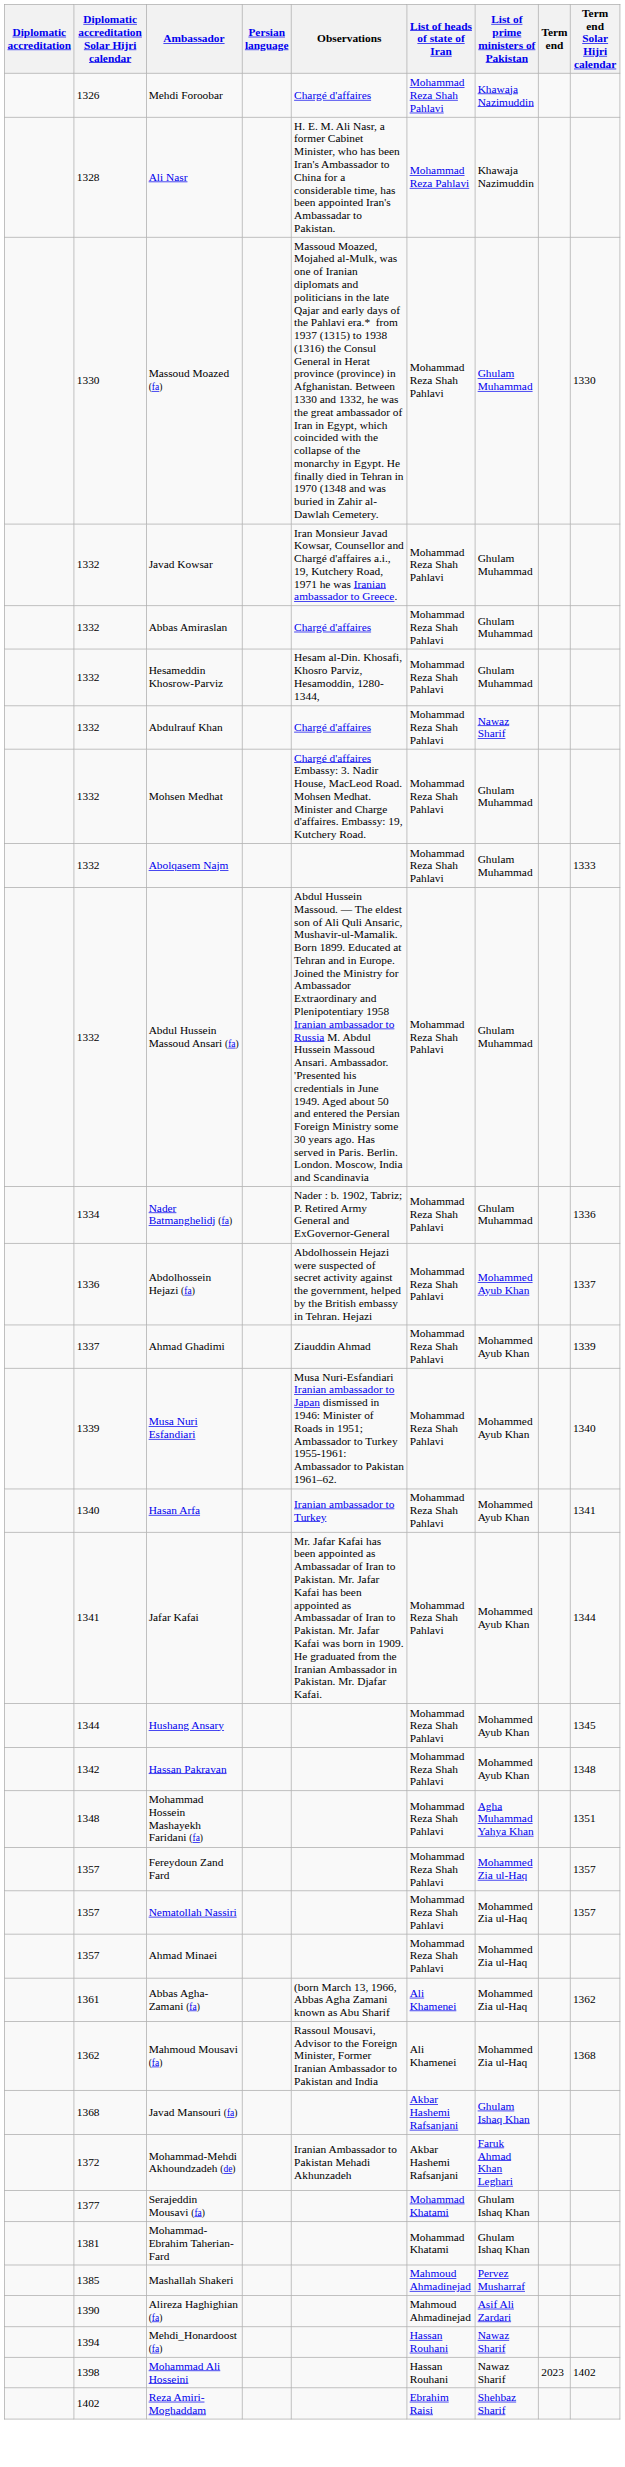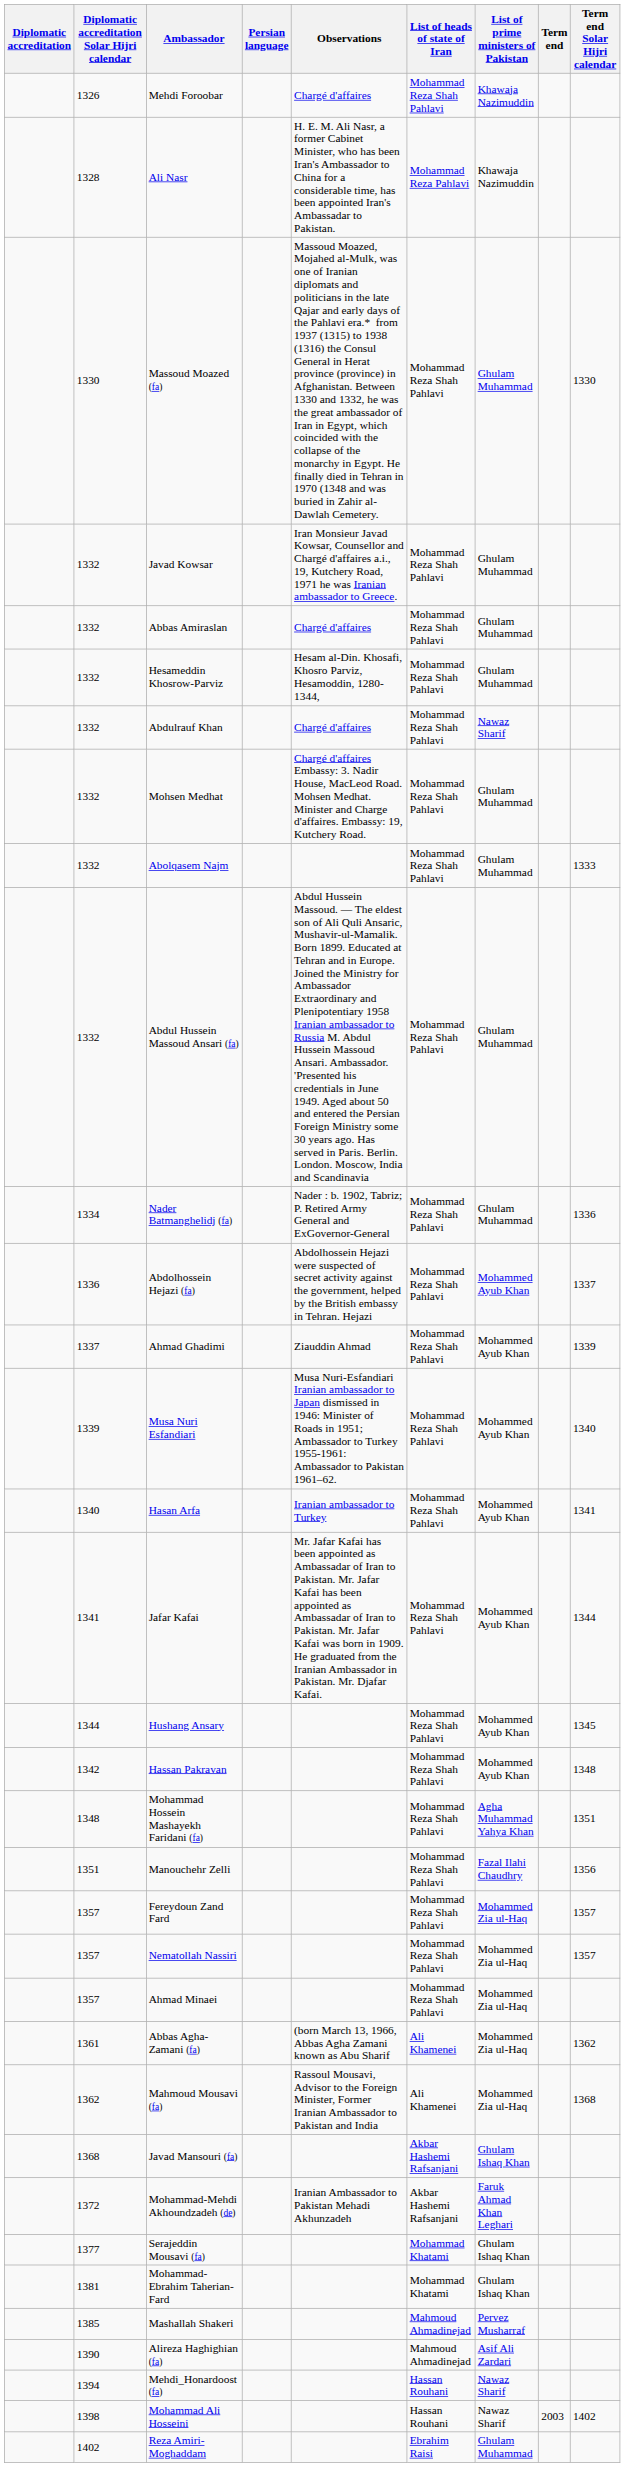+ row: (189, 1869)
(553, 2372) 2023 -> (553, 2416) 2003
(497, 2403) Shehbaz Sharif -> (505, 2447) Ghulam Muhammad
